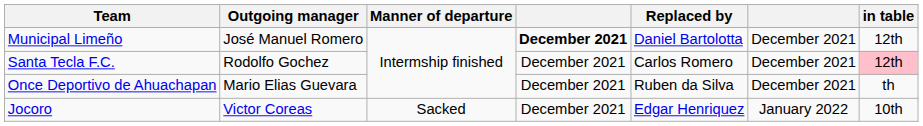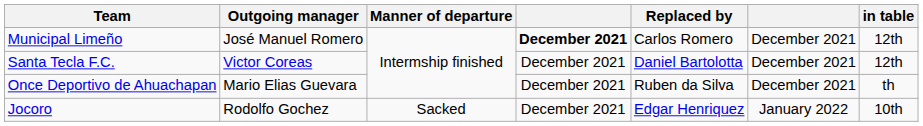(688, 39) Daniel Bartolotta -> (683, 39) Carlos Romero
(276, 62) Rodolfo Gochez -> (268, 62) Victor Coreas
(683, 62) Carlos Romero -> (688, 62) Daniel Bartolotta
(888, 62) pink background -> (888, 62) no background
(268, 109) Victor Coreas -> (276, 109) Rodolfo Gochez
